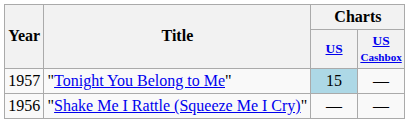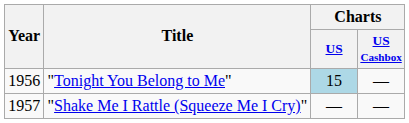(24, 80) 1957 -> (24, 80) 1956
(24, 106) 1956 -> (24, 106) 1957
